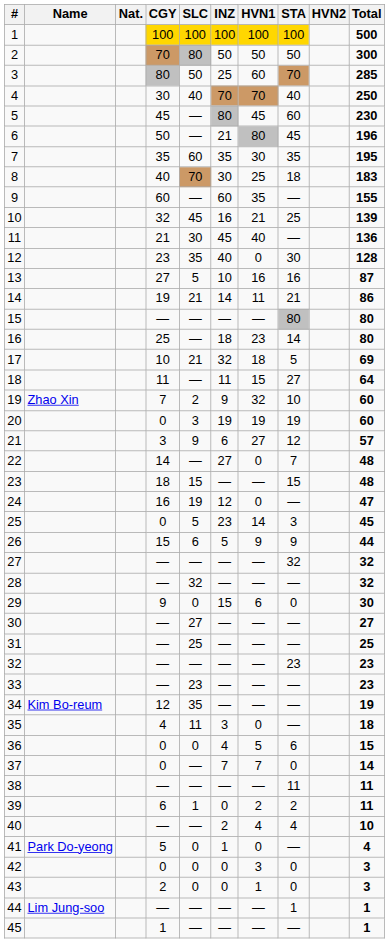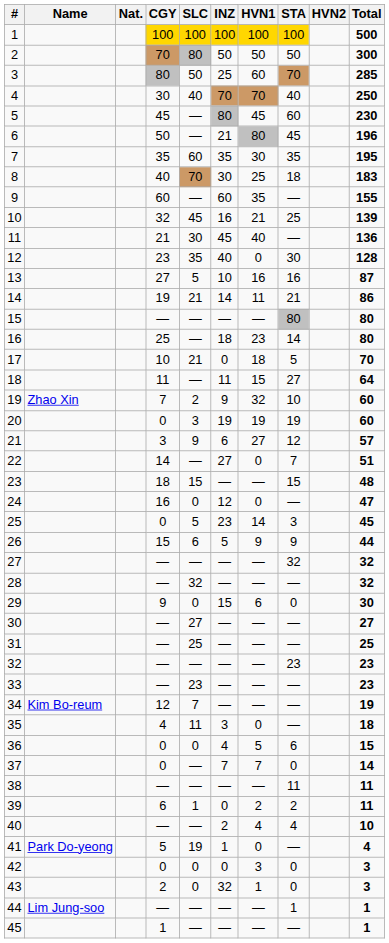(225, 359) 32 -> (225, 359) 0
(367, 359) 69 -> (367, 359) 70
(367, 461) 48 -> (367, 461) 51
(195, 501) 19 -> (195, 501) 0
(195, 704) 35 -> (195, 704) 7
(195, 846) 0 -> (195, 846) 19
(225, 887) 0 -> (225, 887) 32
